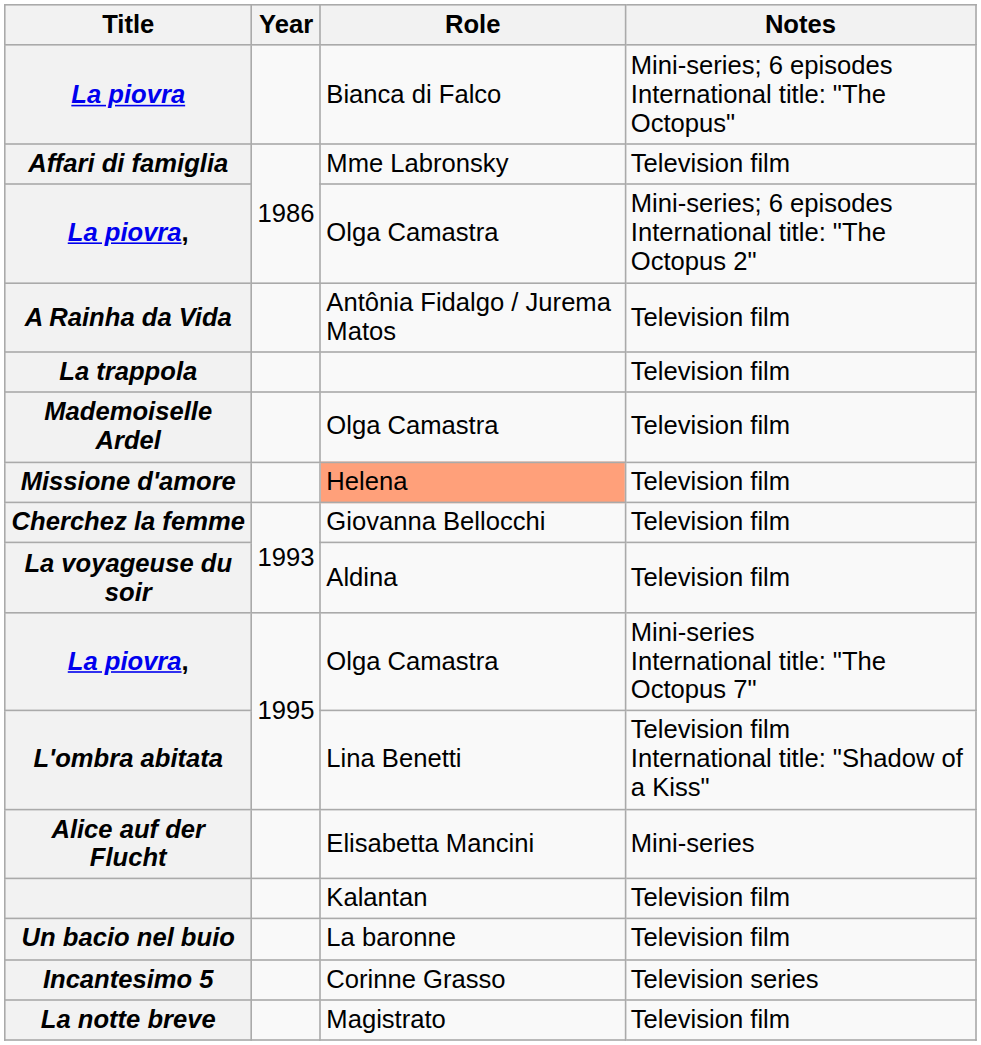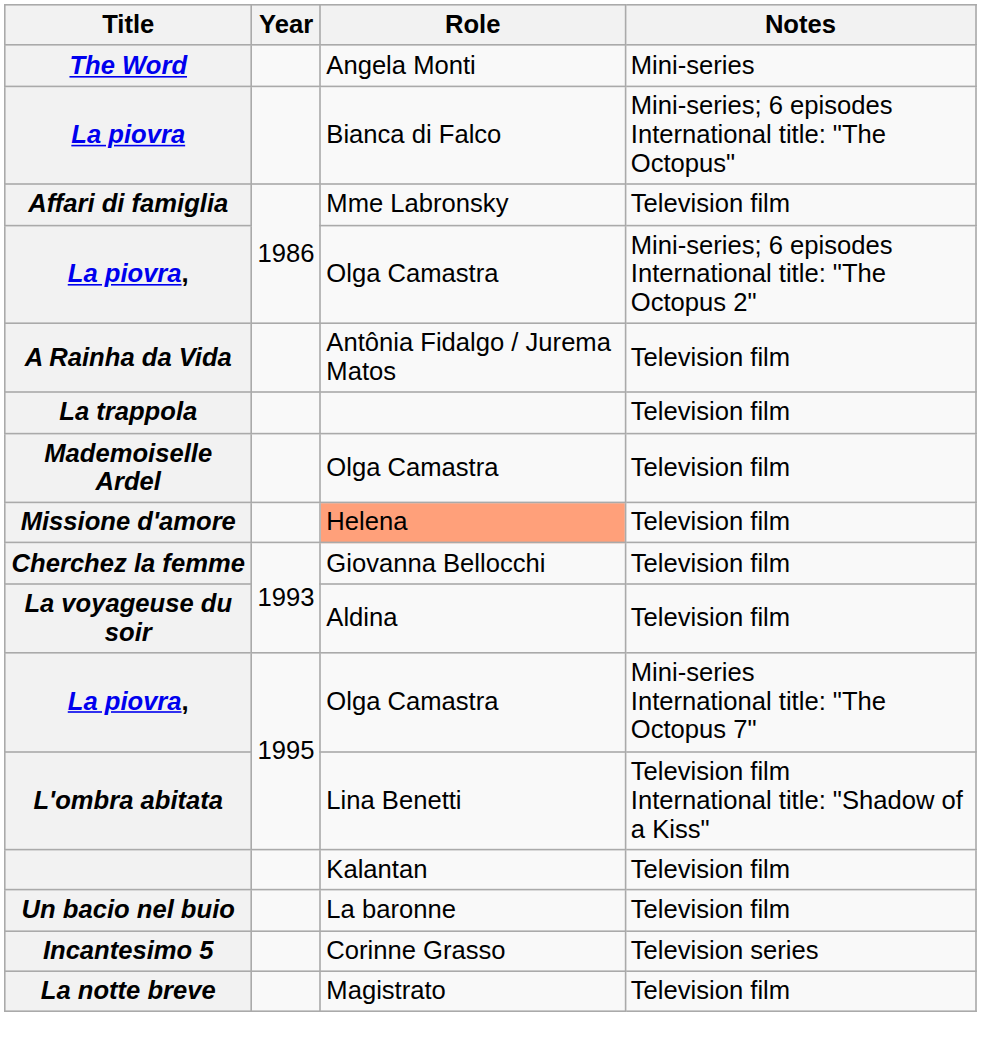+ row: (128, 65)
- row: (128, 843)
